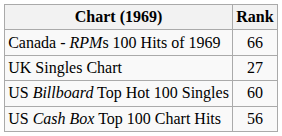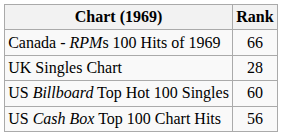(255, 67) 27 -> (255, 67) 28
